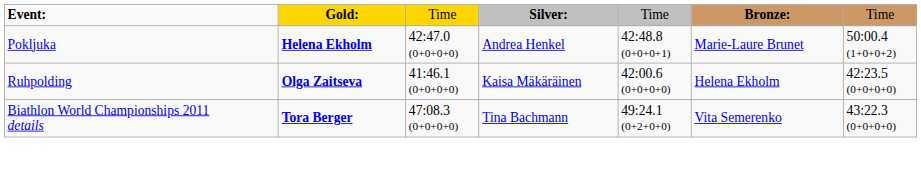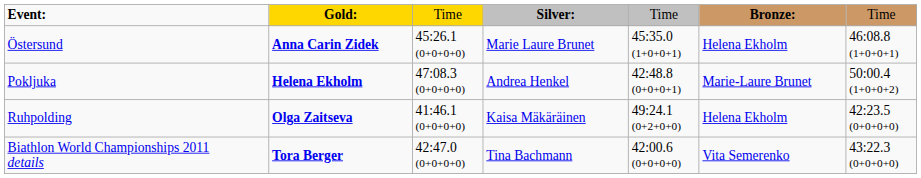+ row: (35, 44)
(434, 44) 42:47.0 (0+0+0+0) -> (440, 81) 47:08.3 (0+0+0+0)
(646, 81) 42:00.6 (0+0+0+0) -> (656, 118) 49:24.1 (0+2+0+0)
(434, 118) 47:08.3 (0+0+0+0) -> (440, 155) 42:47.0 (0+0+0+0)
(646, 118) 49:24.1 (0+2+0+0) -> (656, 155) 42:00.6 (0+0+0+0)
